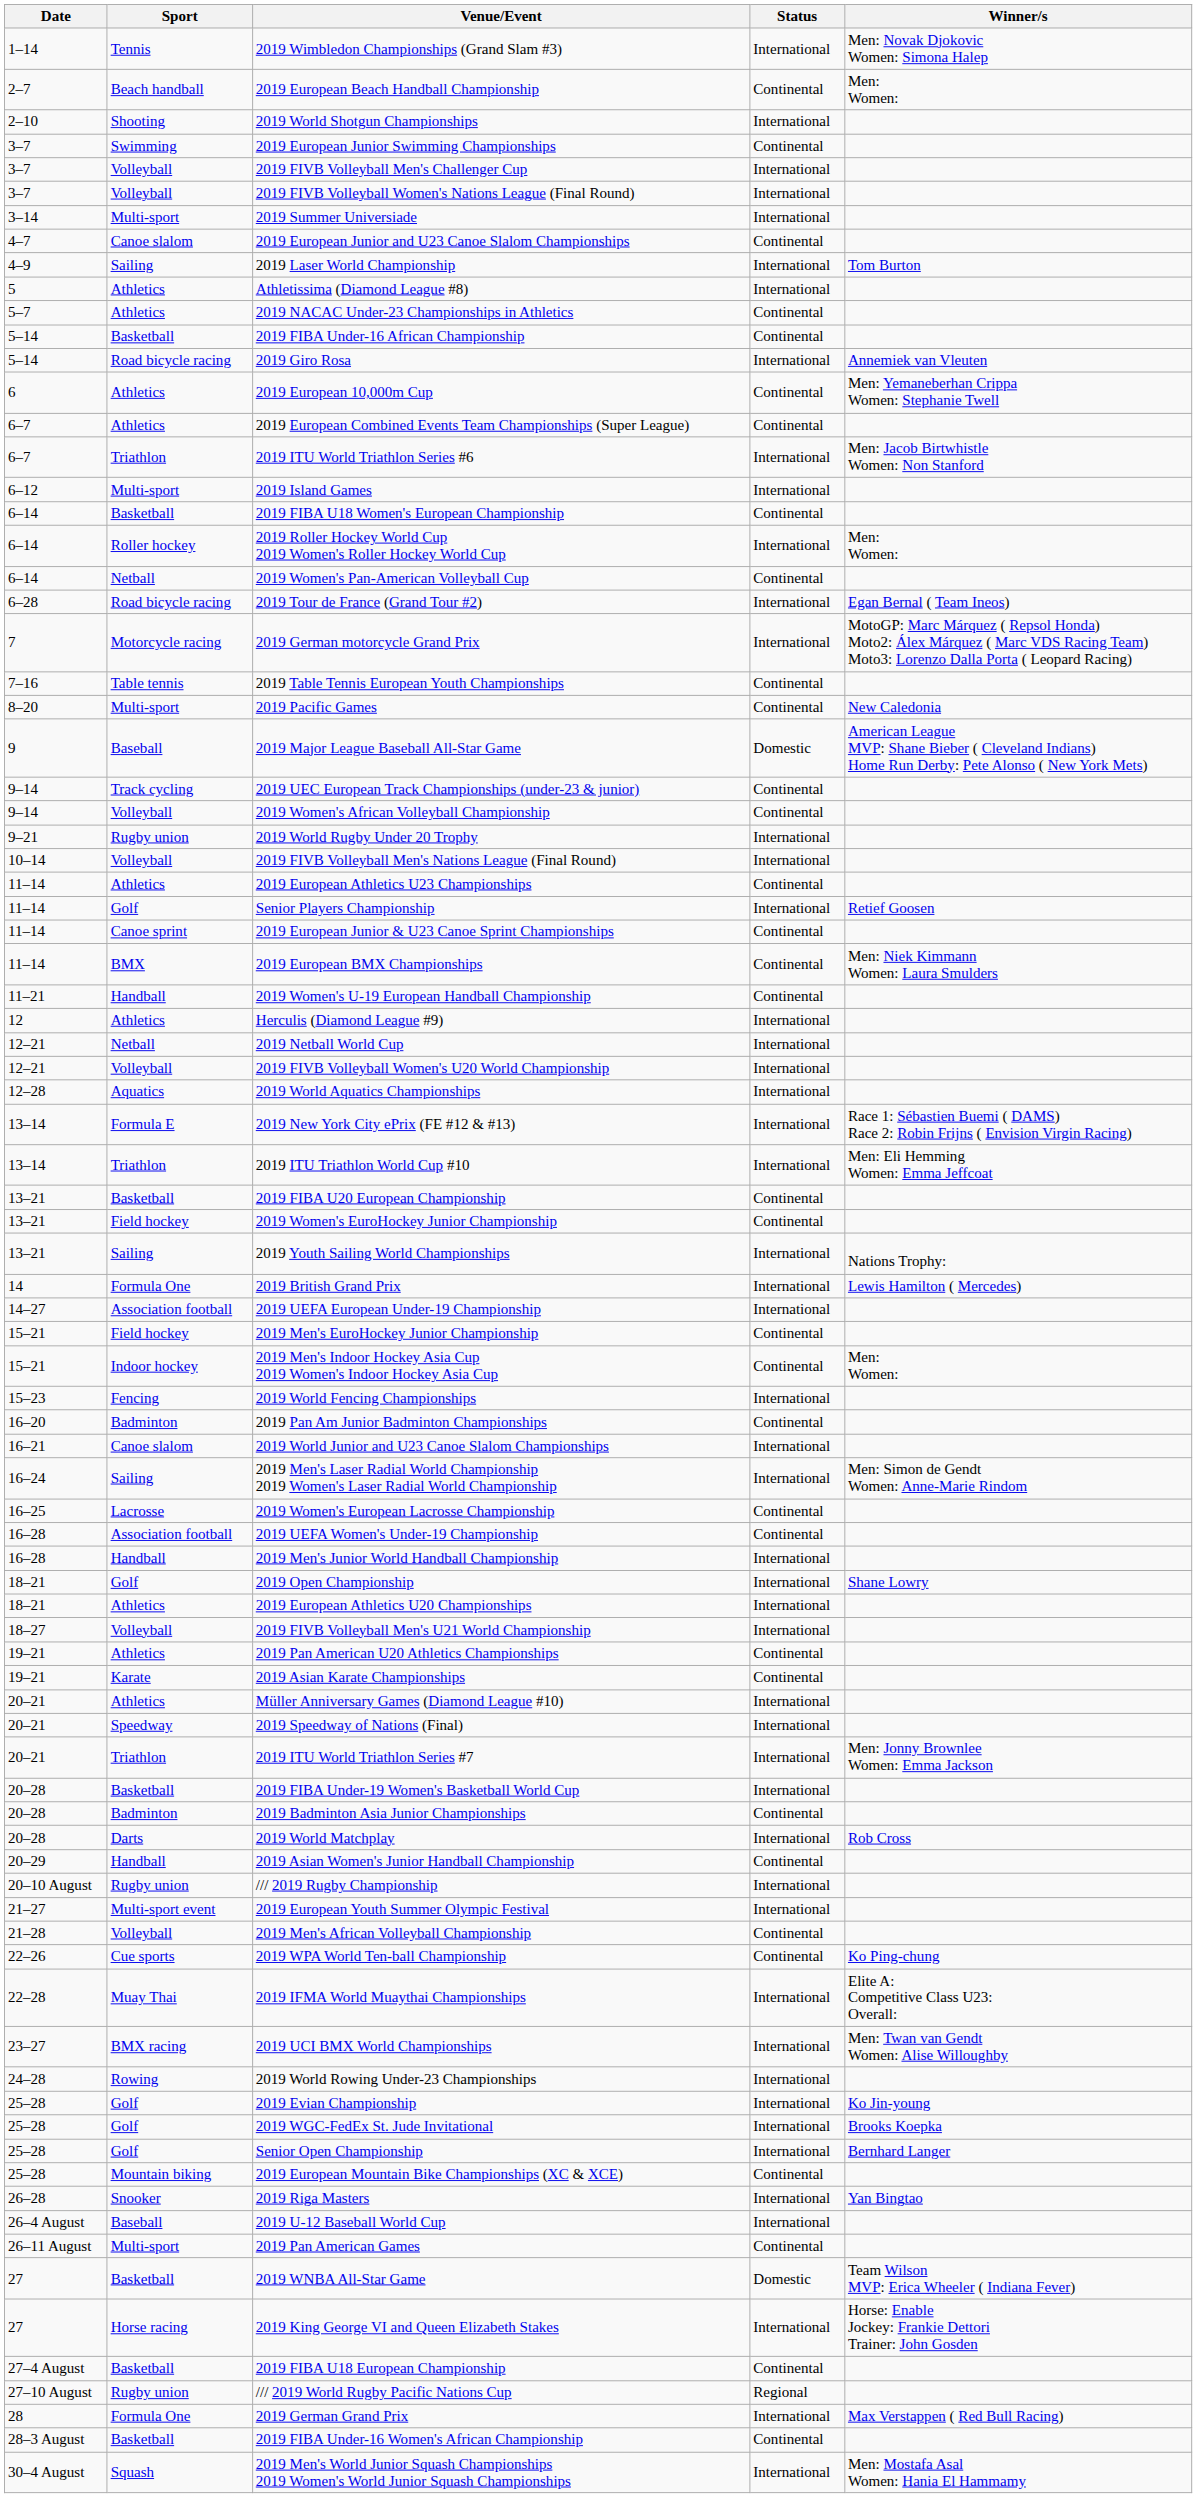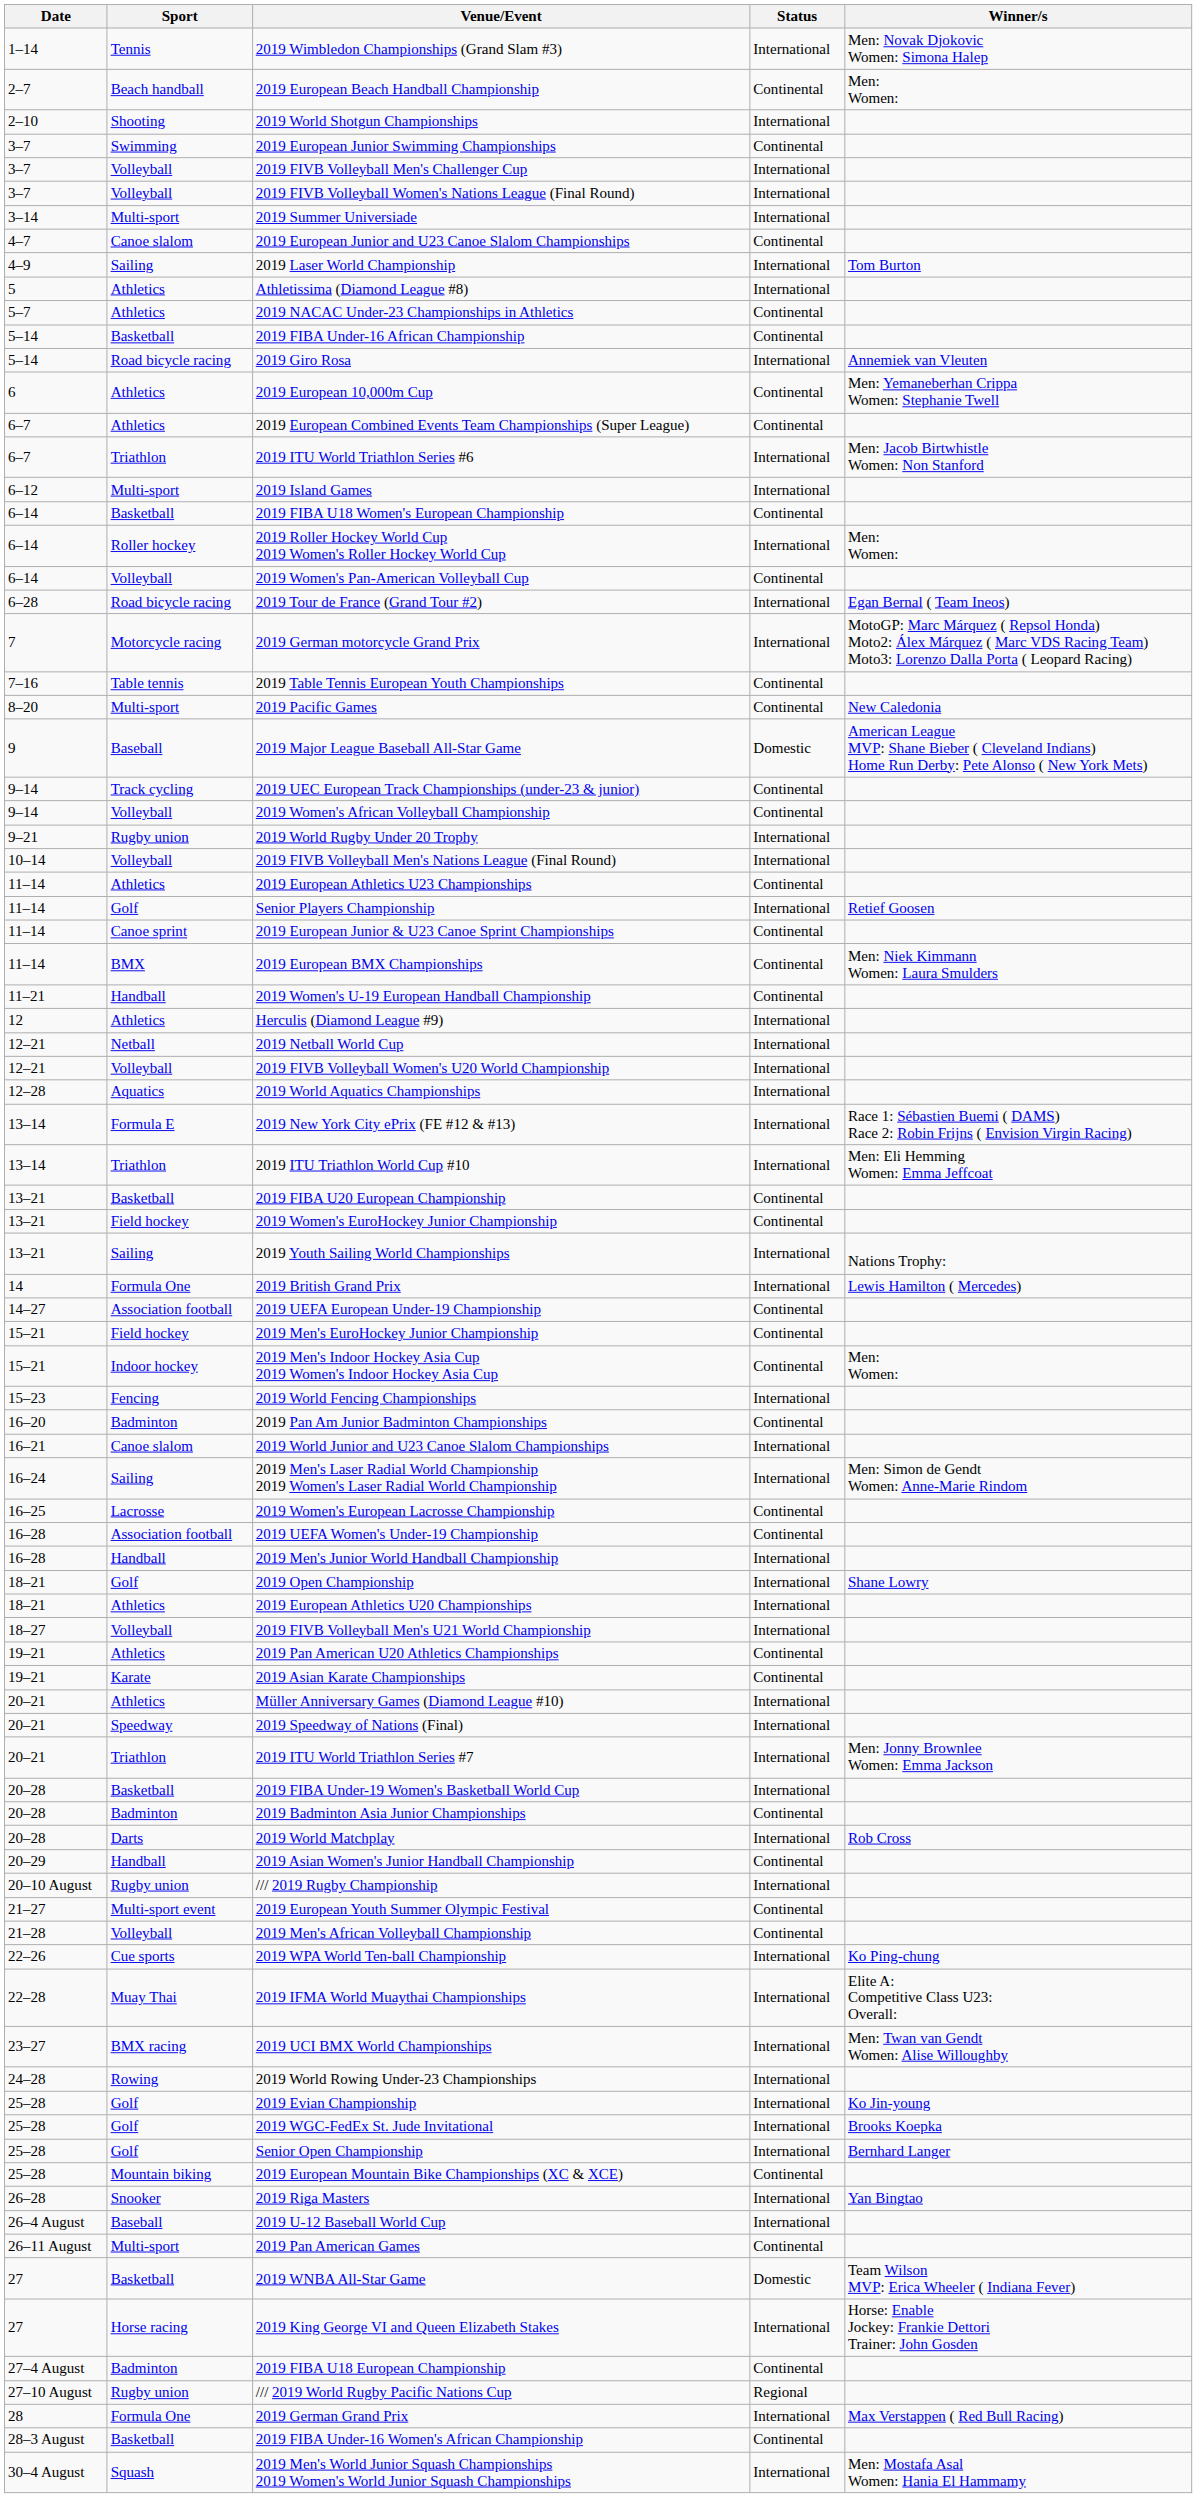(133, 578) Netball -> (141, 578) Volleyball
(792, 1309) International -> (788, 1309) Continental
(792, 1909) International -> (788, 1909) Continental
(788, 1956) Continental -> (792, 1956) International
(142, 2368) Basketball -> (144, 2368) Badminton
